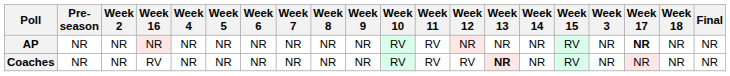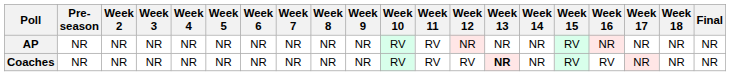columns swapped: (607, 20) <-> (154, 20)
(642, 44) bold -> (642, 44) normal
